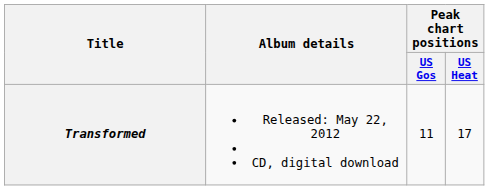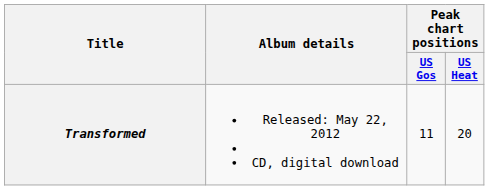(465, 135) 17 -> (465, 135) 20
